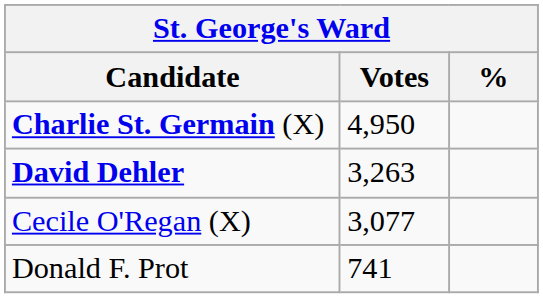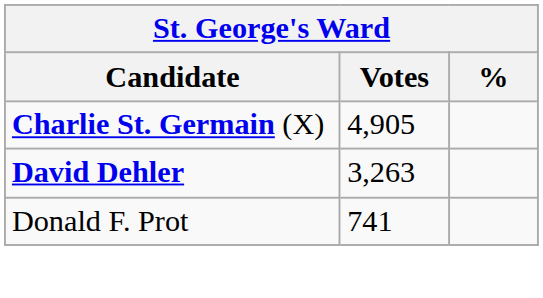(381, 124) 4,950 -> (381, 124) 4,905
- row: (131, 220)
